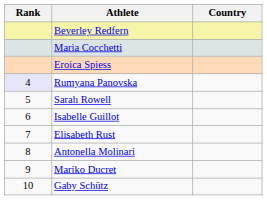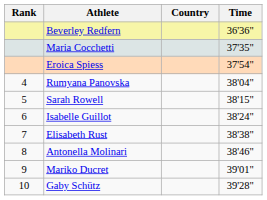+ column: (240, 13)
(28, 82) lavender background -> (24, 82) no background
